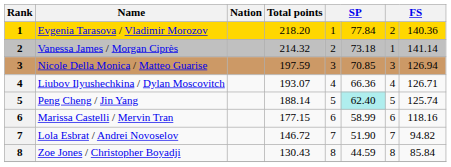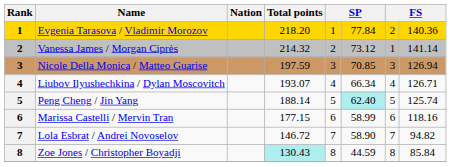(363, 48) 73.18 -> (363, 48) 73.12
(363, 83) 66.36 -> (363, 83) 66.34
(363, 135) 51.90 -> (363, 135) 58.90
(295, 153) no background -> (295, 153) paleturquoise background
